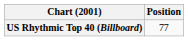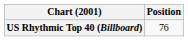(164, 28) 77 -> (164, 28) 76
